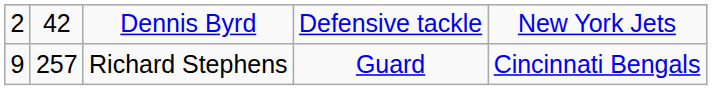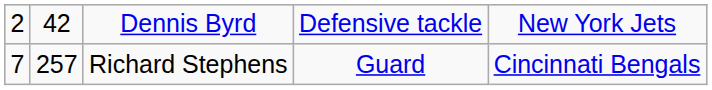(17, 63) 9 -> (17, 63) 7
